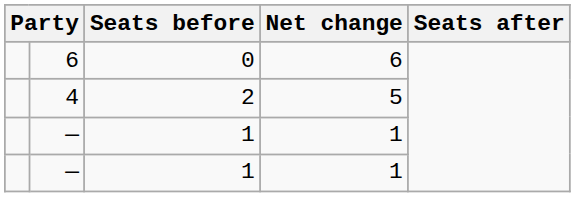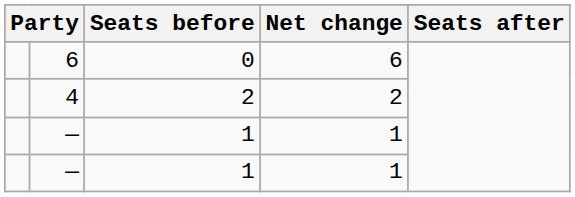(396, 98) 5 -> (396, 98) 2
